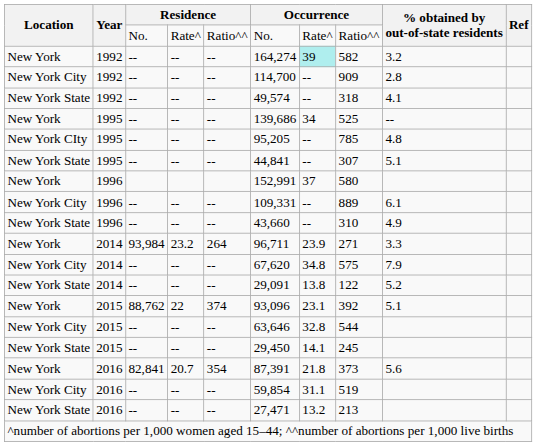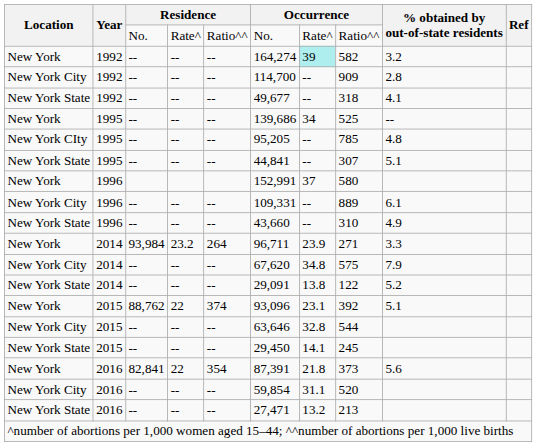(272, 98) 49,574 -> (272, 98) 49,677
(182, 368) 20.7 -> (177, 368) 22
(348, 389) 519 -> (348, 389) 520
